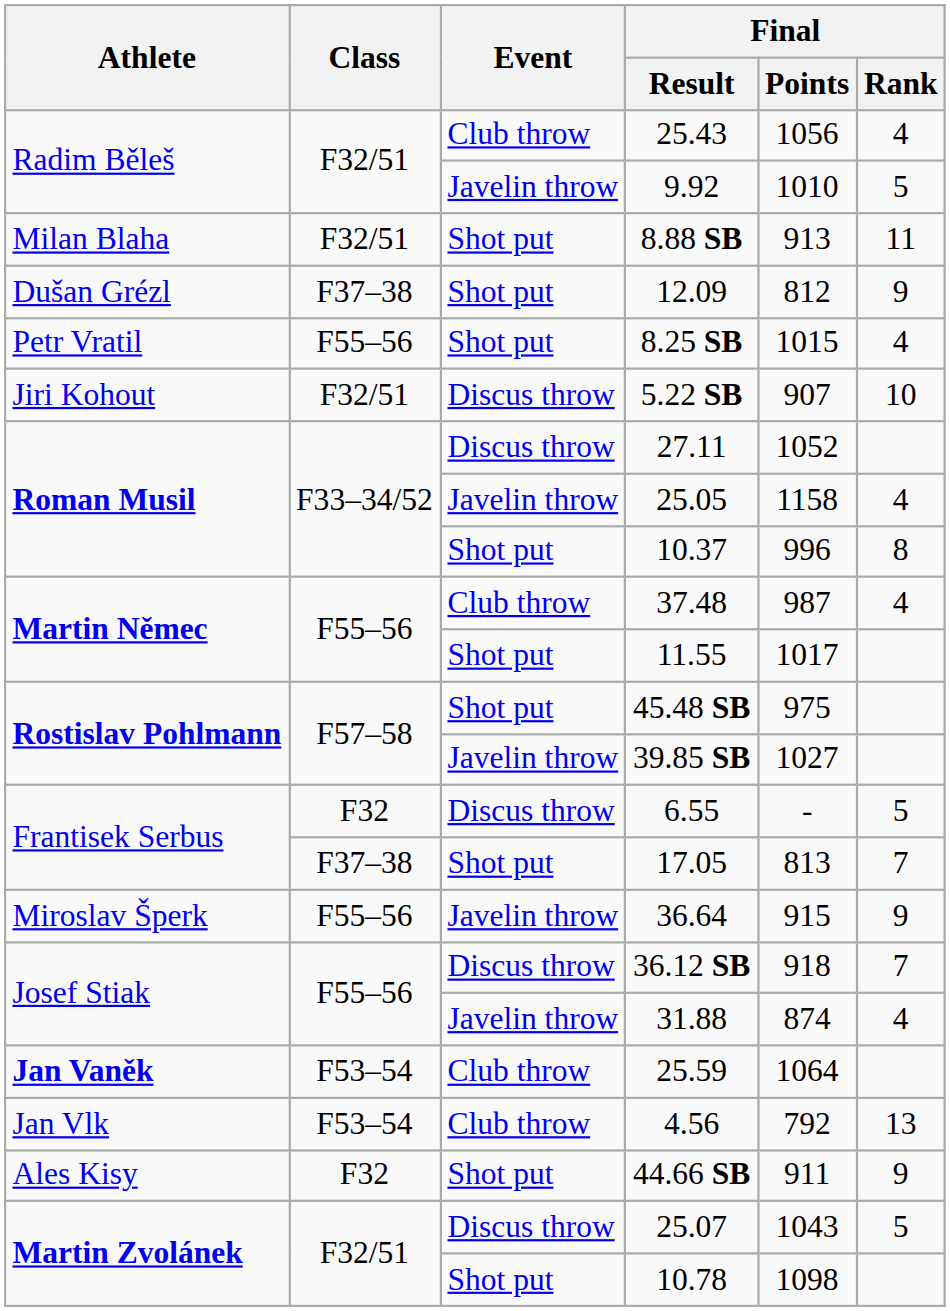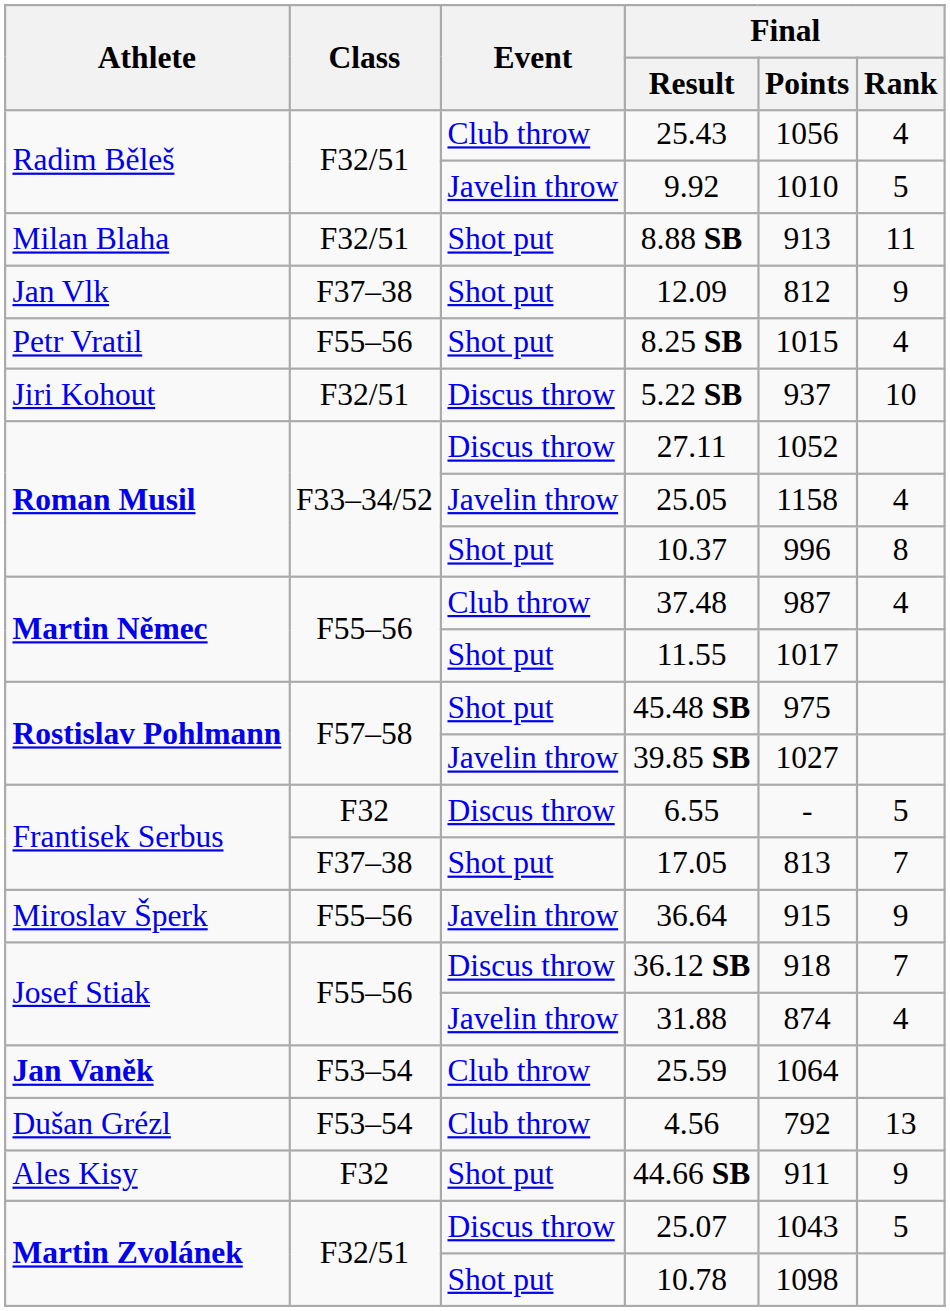(92, 290) Dušan Grézl -> (61, 290) Jan Vlk
(807, 394) 907 -> (807, 394) 937
(61, 1123) Jan Vlk -> (92, 1123) Dušan Grézl
